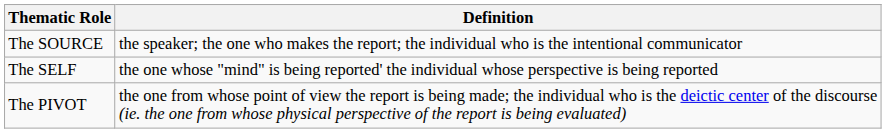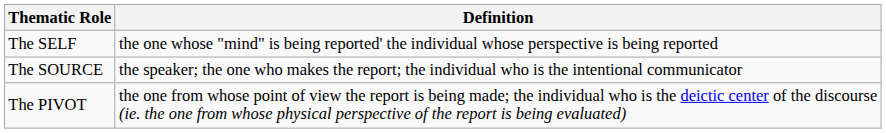rows swapped: (56, 43) <-> (42, 69)
